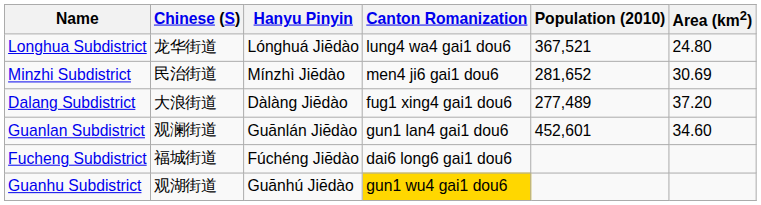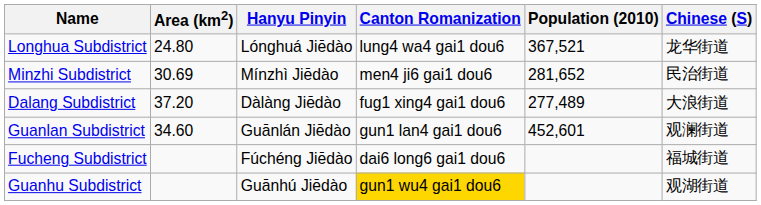columns swapped: (197, 19) <-> (712, 19)
